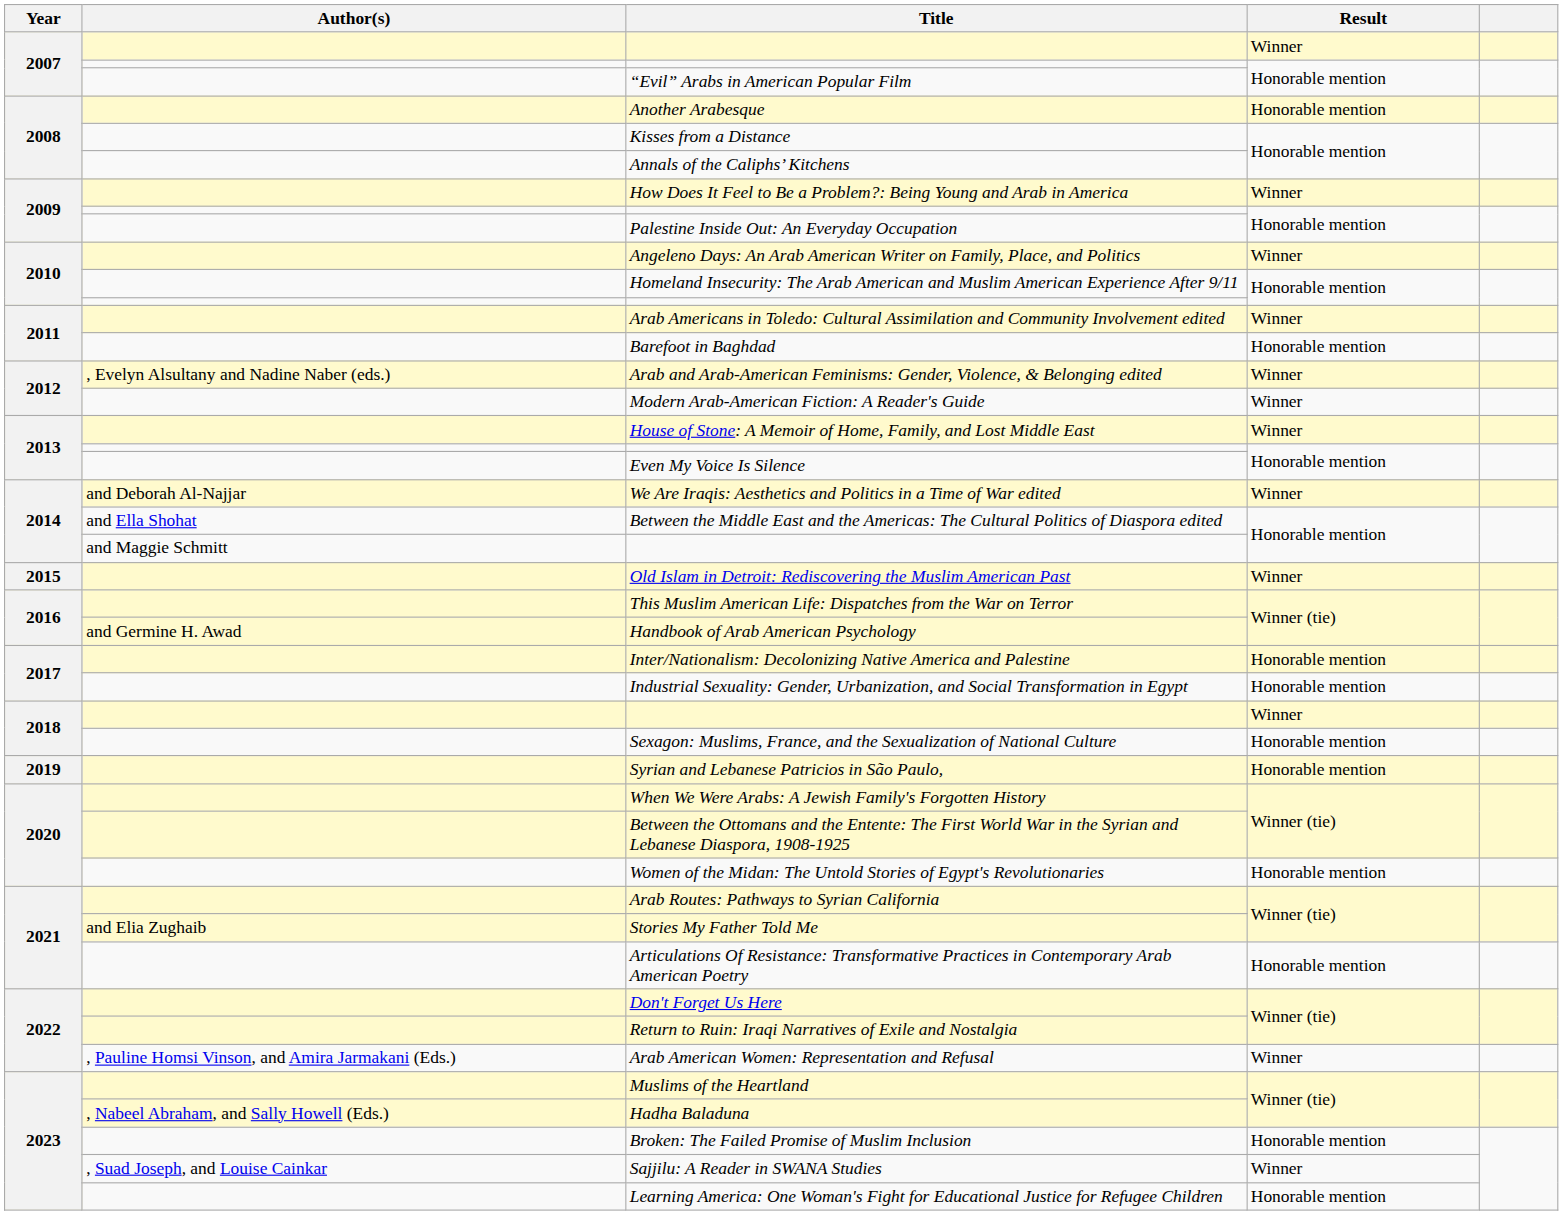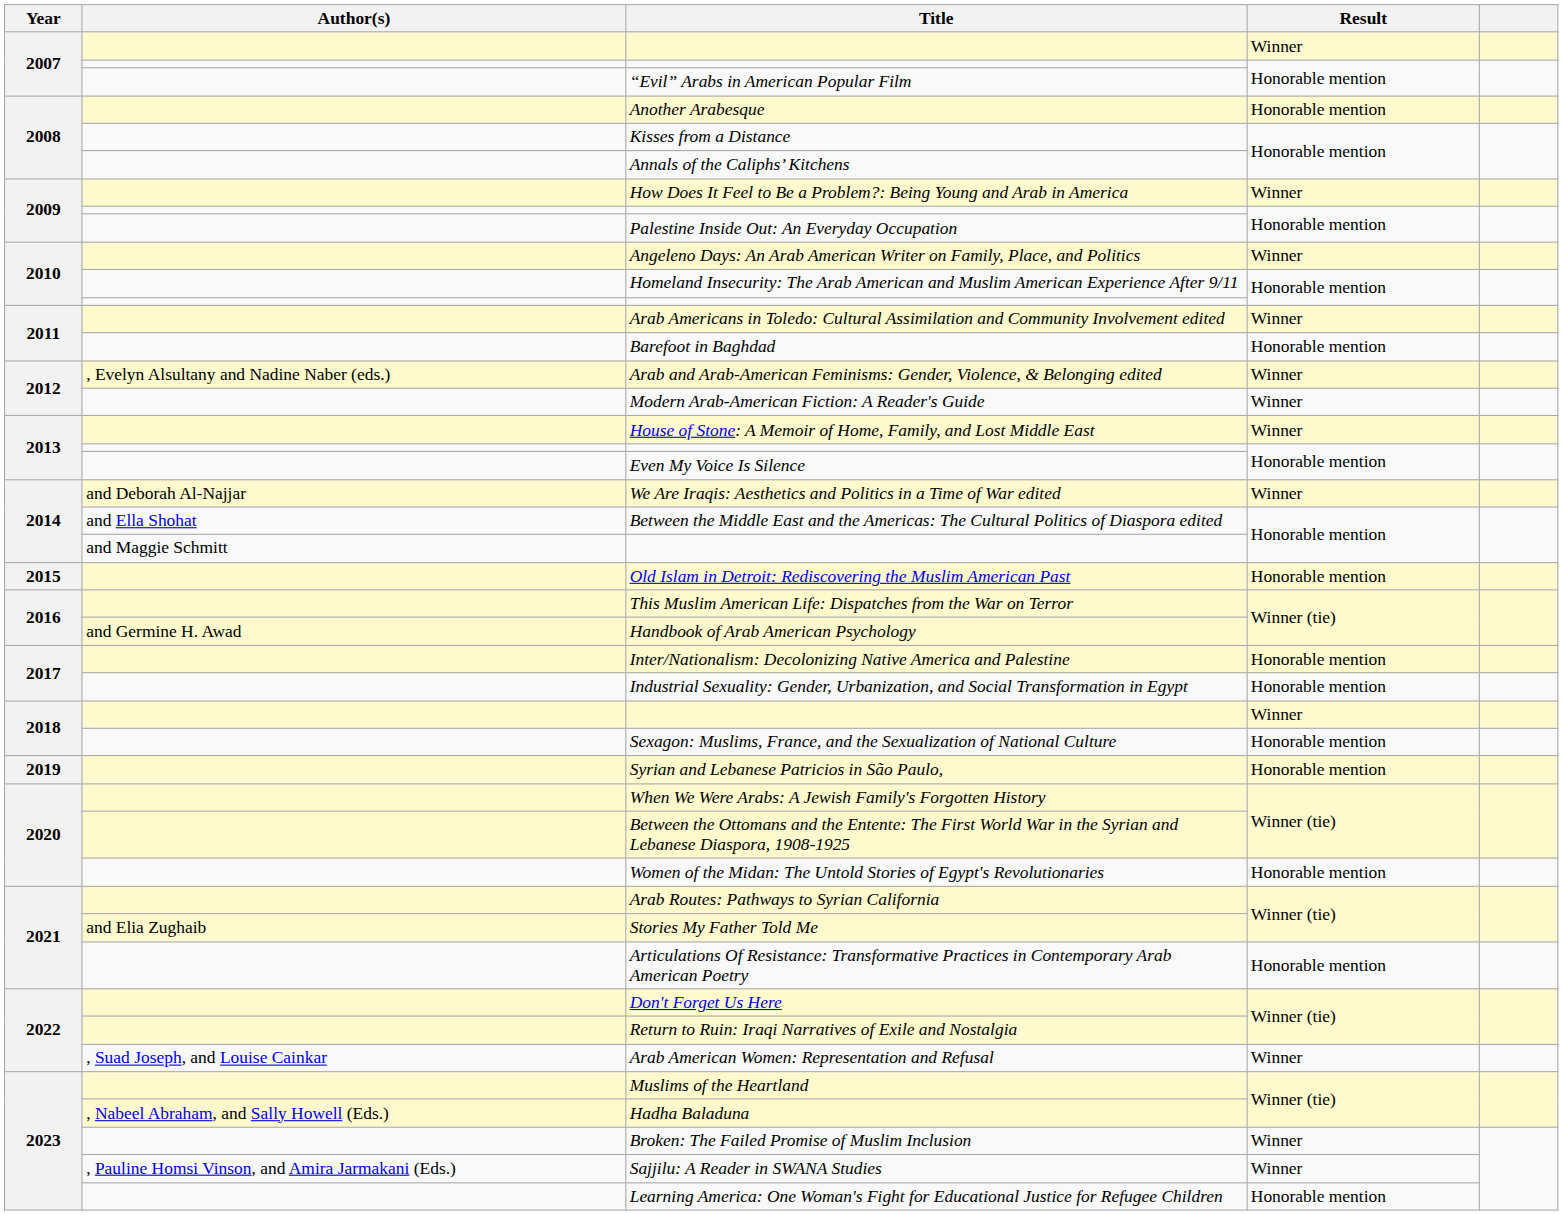(1277, 576) Winner -> (1318, 576) Honorable mention
(271, 1057) , Pauline Homsi Vinson, and Amira Jarmakani (Eds.) -> (207, 1057) , Suad Joseph, and Louise Cainkar
(1318, 1140) Honorable mention -> (1277, 1140) Winner
(207, 1168) , Suad Joseph, and Louise Cainkar -> (271, 1168) , Pauline Homsi Vinson, and Amira Jarmakani (Eds.)
